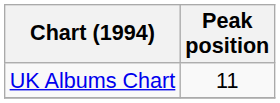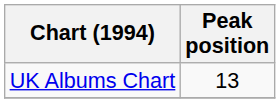(227, 80) 11 -> (227, 80) 13
